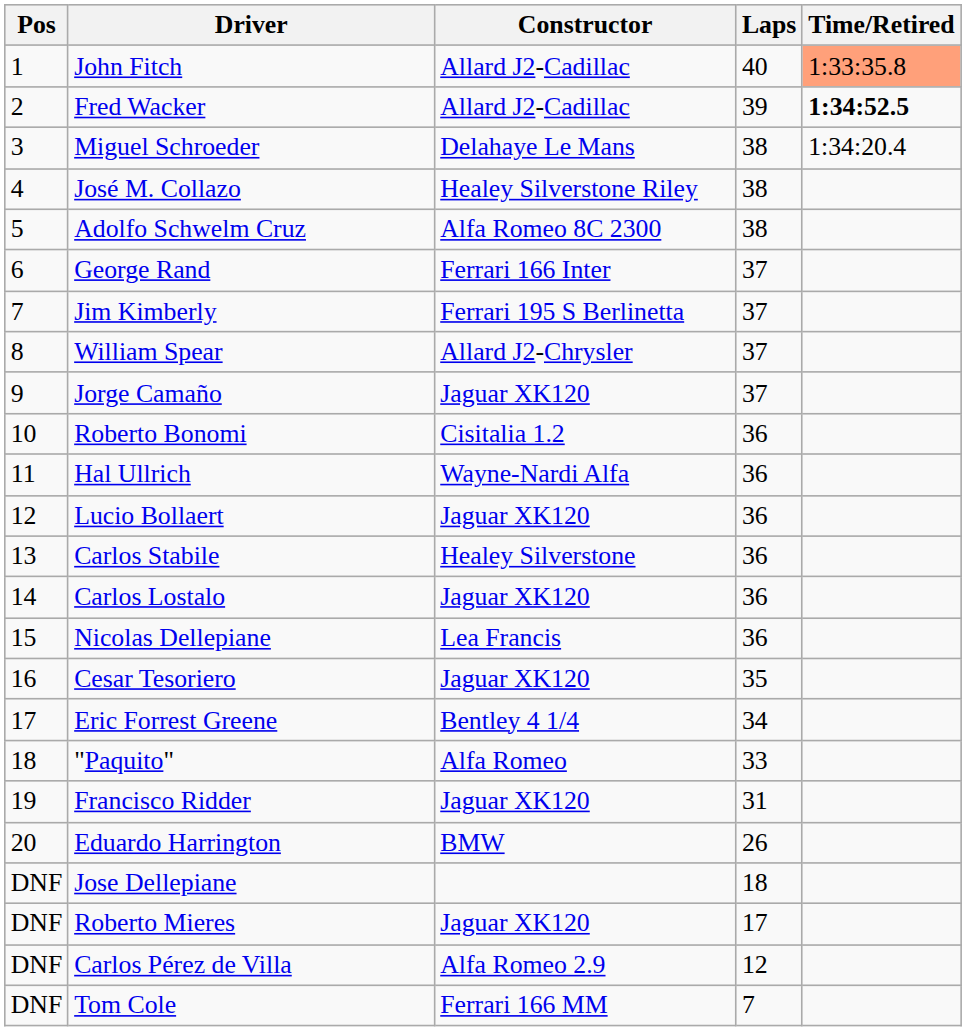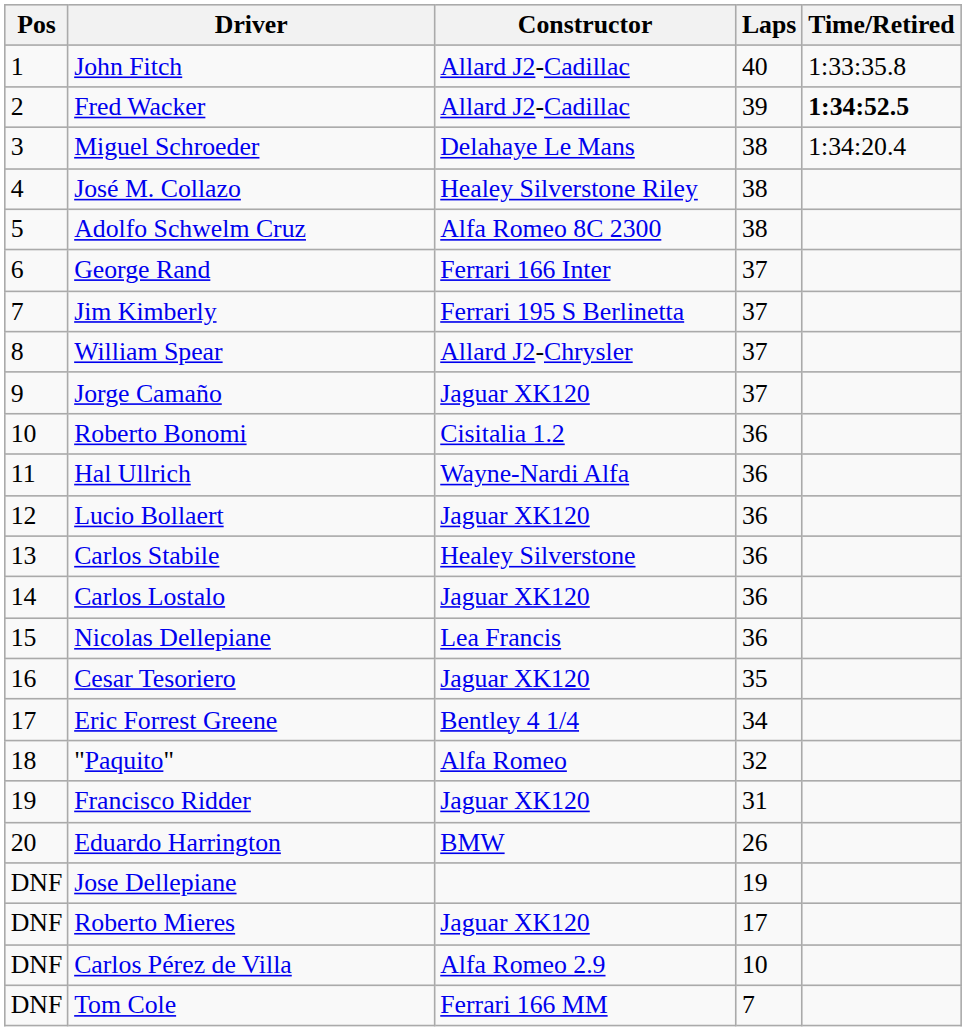(857, 65) lightsalmon background -> (857, 65) no background
(755, 760) 33 -> (755, 760) 32
(755, 882) 18 -> (755, 882) 19
(755, 964) 12 -> (755, 964) 10
